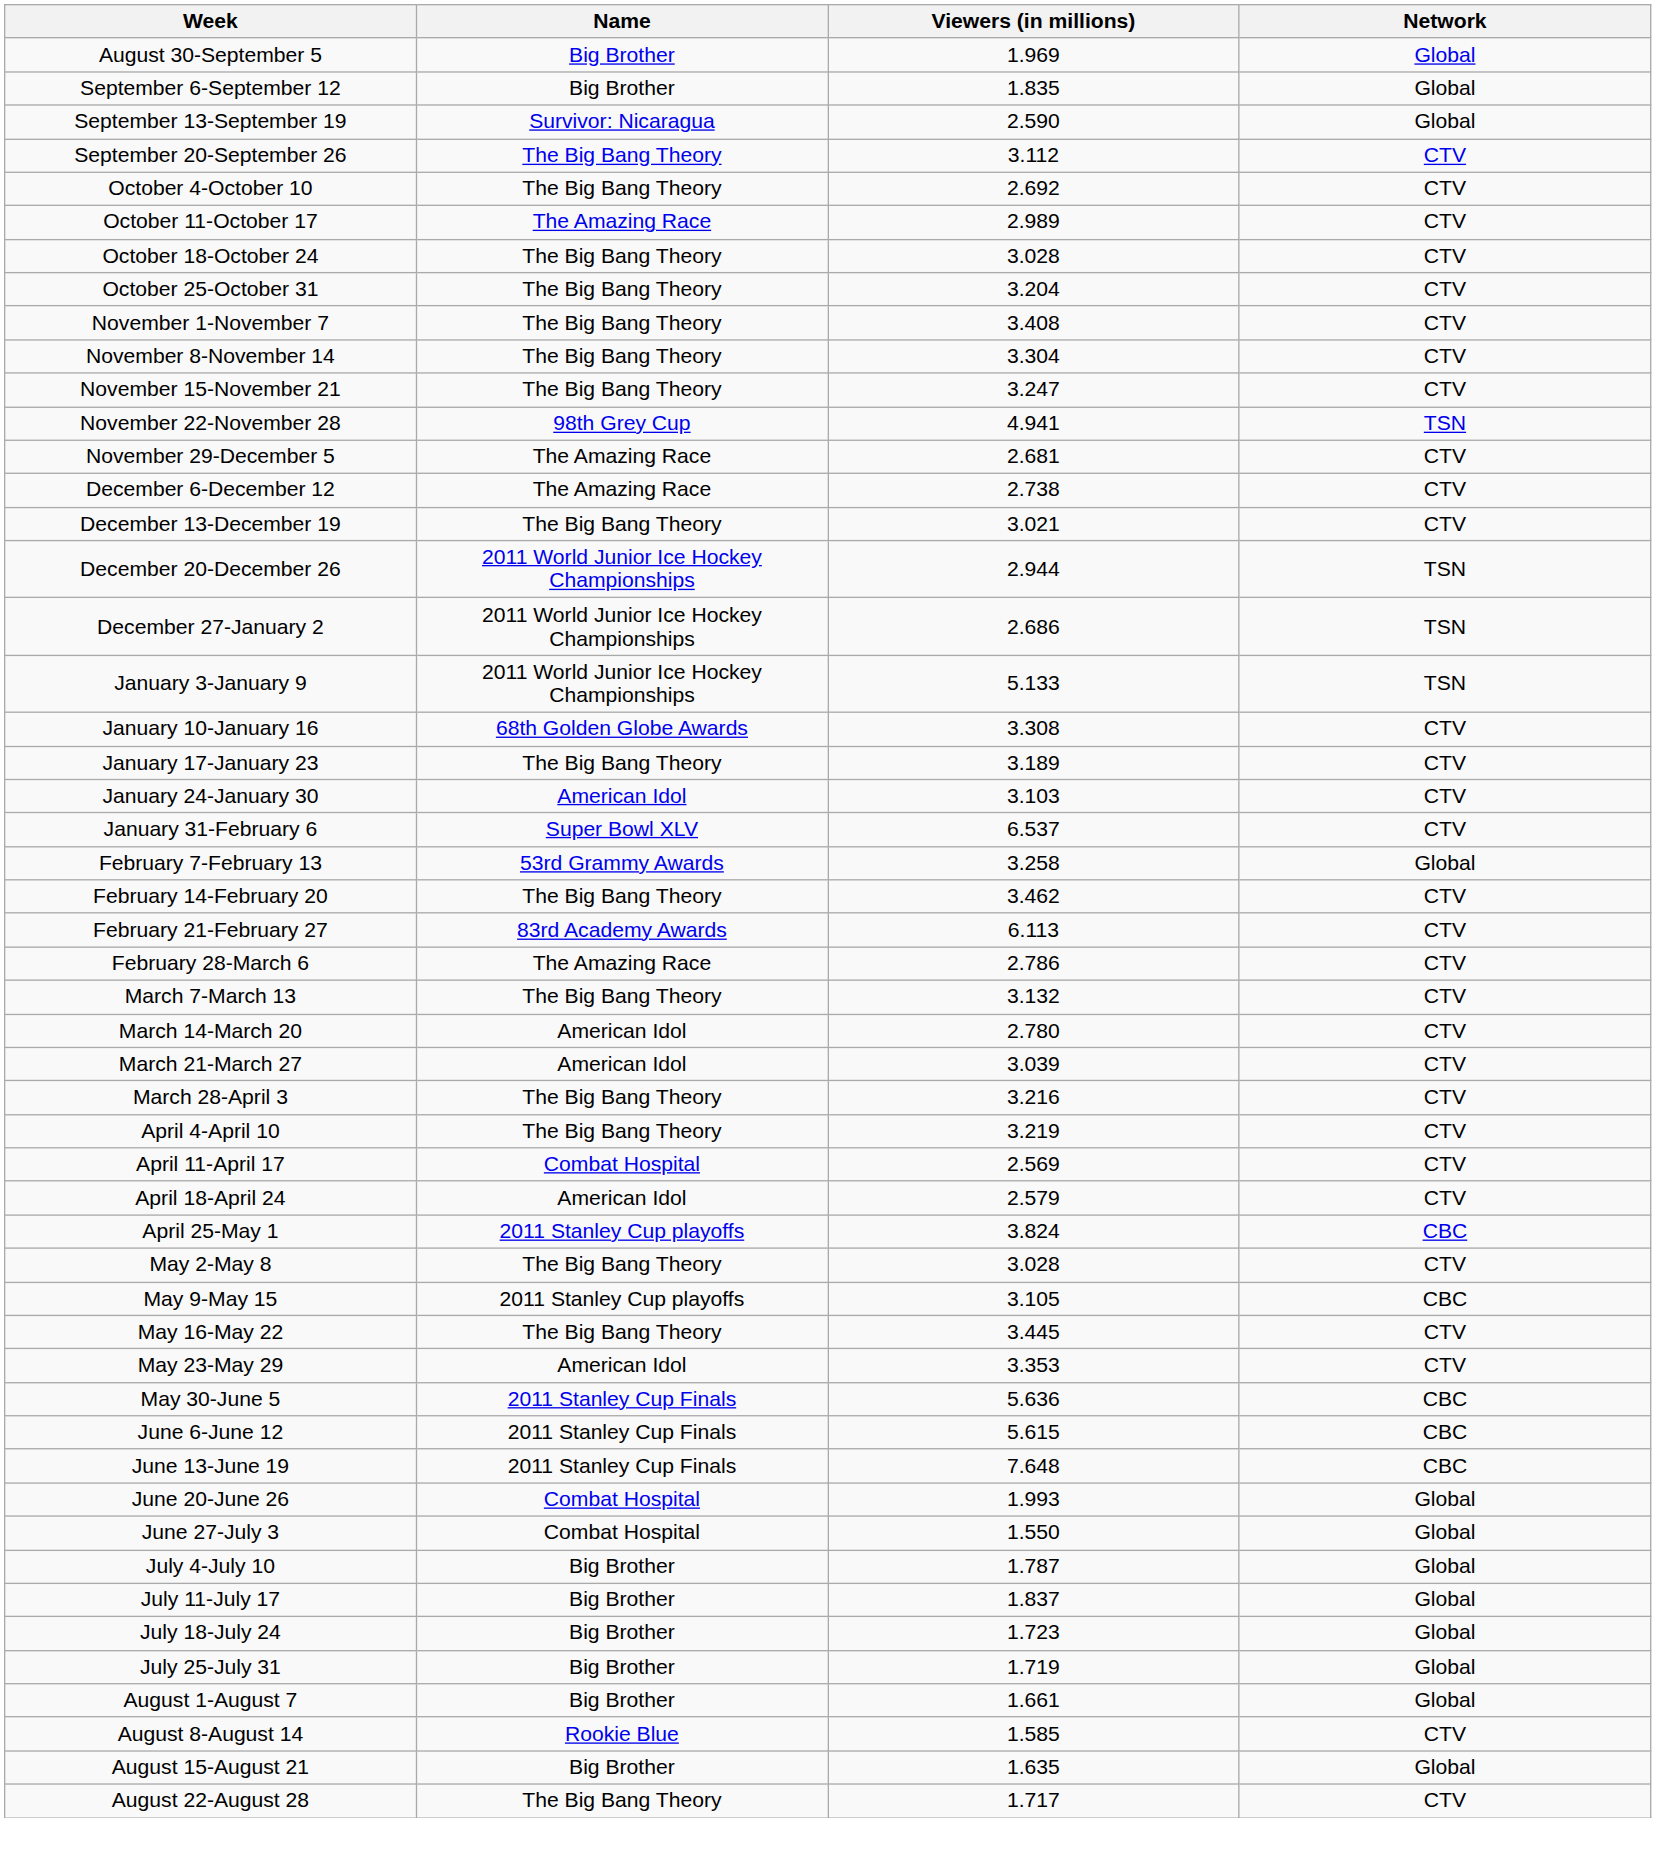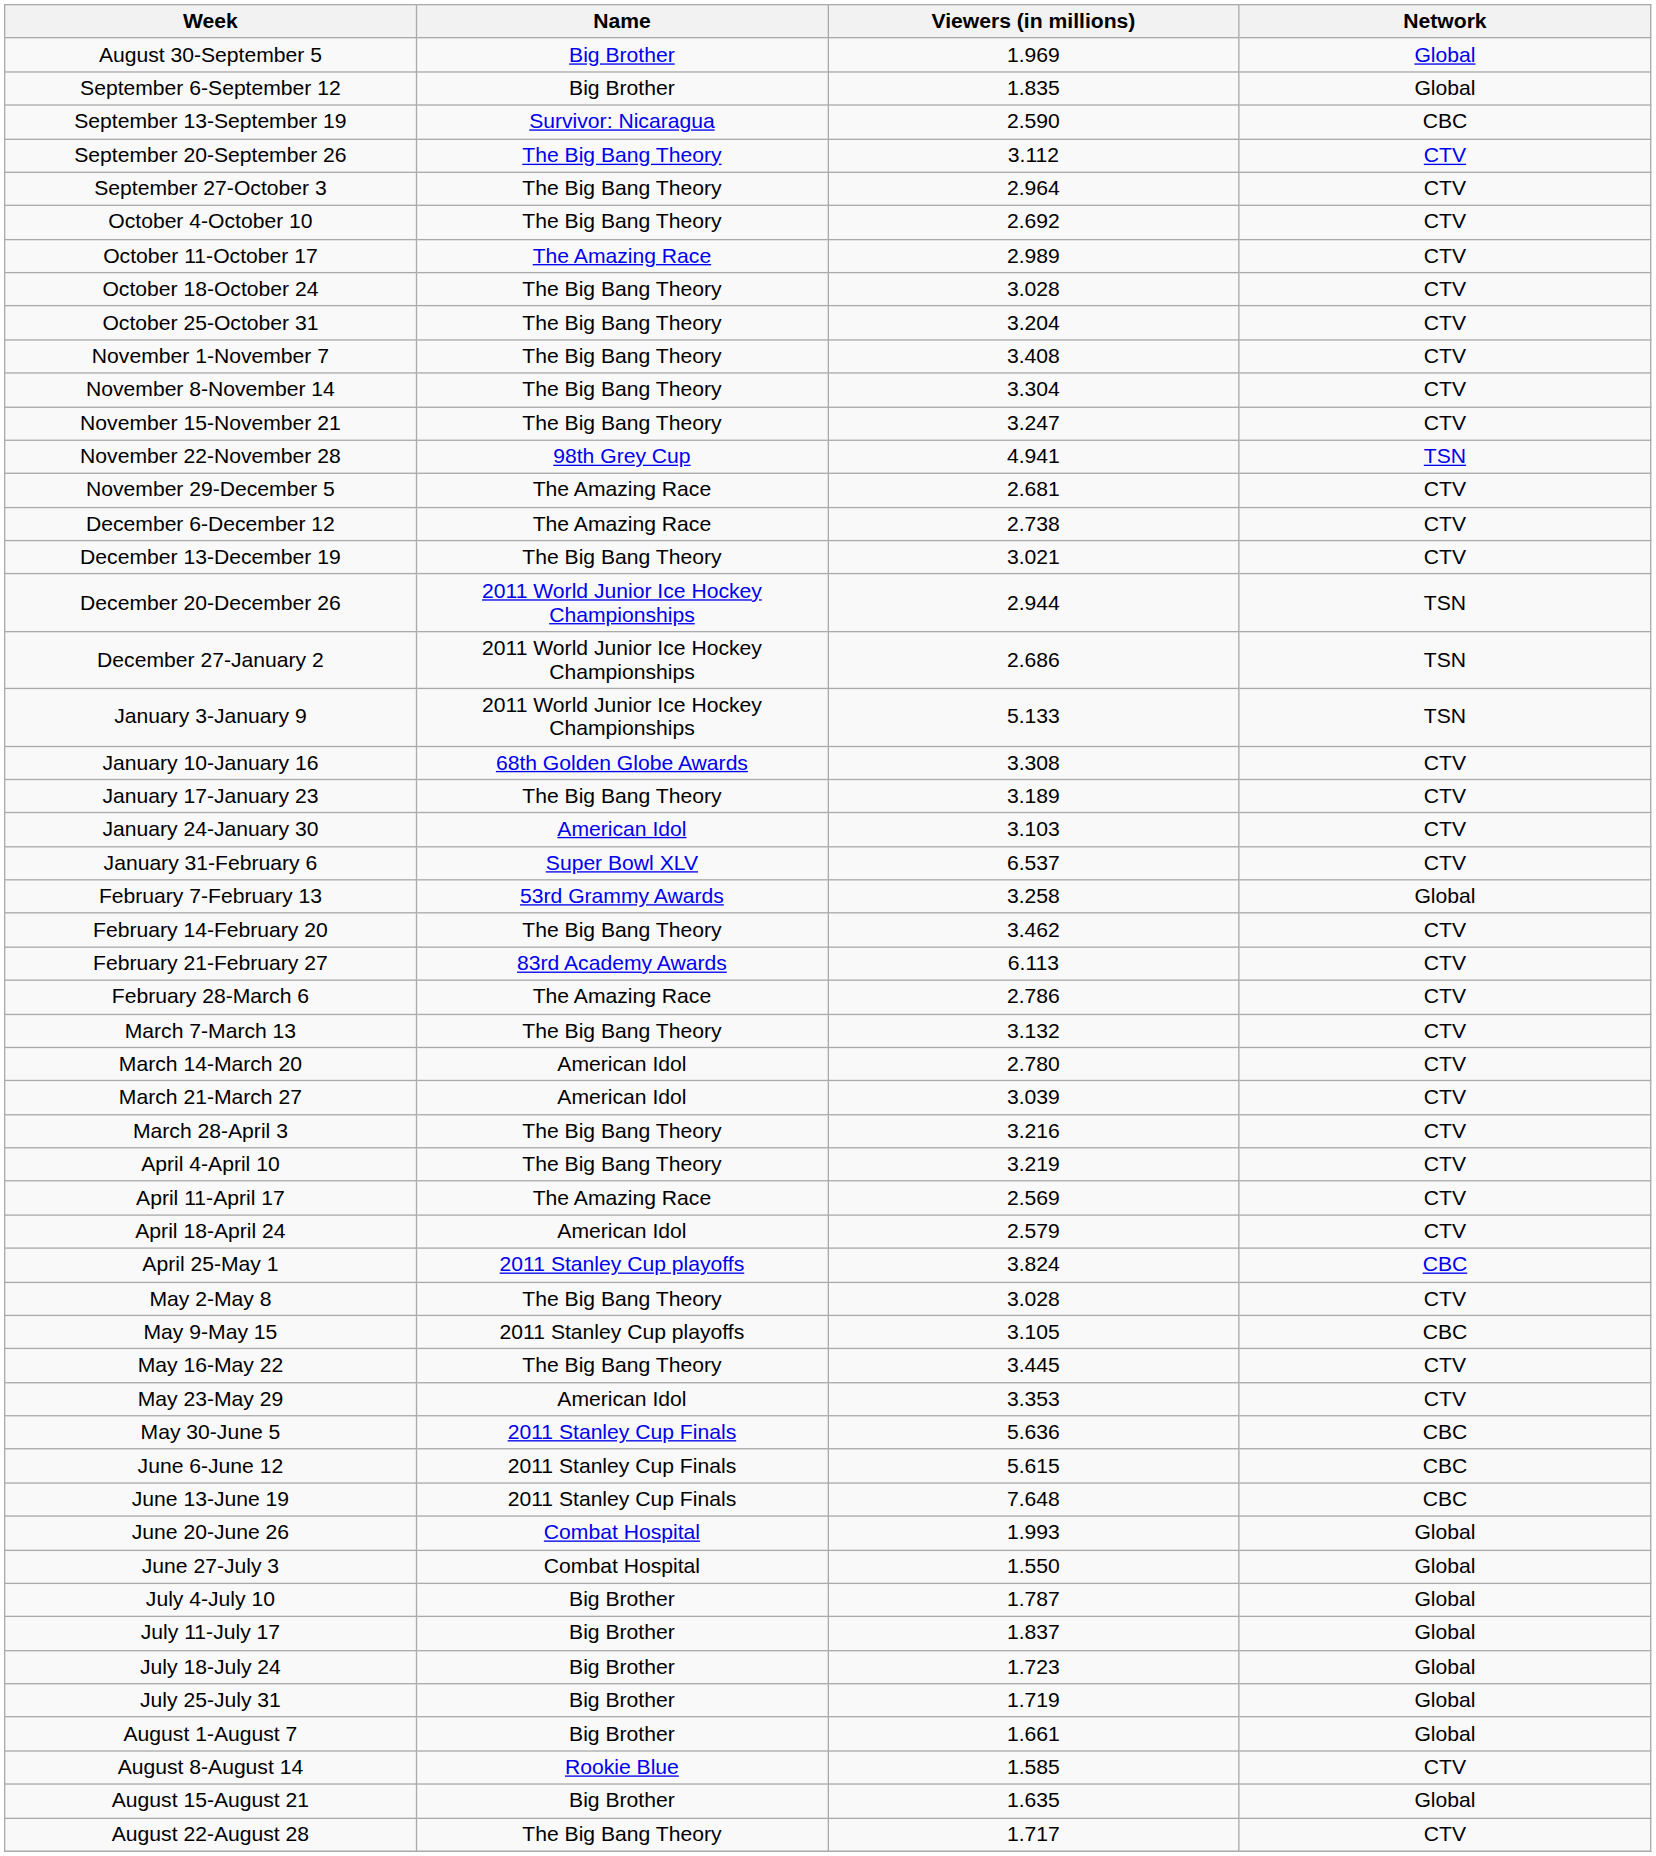(1445, 121) Global -> (1445, 121) CBC
+ row: (210, 188)
(622, 1164) Combat Hospital -> (622, 1197) The Amazing Race
